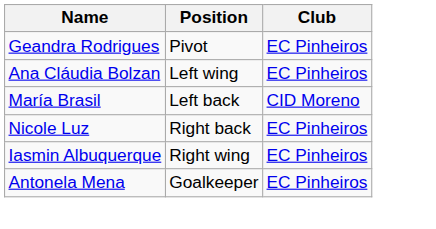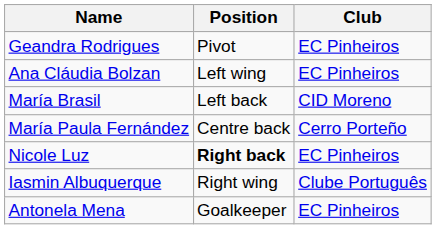+ row: (99, 127)
(210, 127) normal -> (241, 155) bold
(317, 155) EC Pinheiros -> (363, 182) Clube Português
